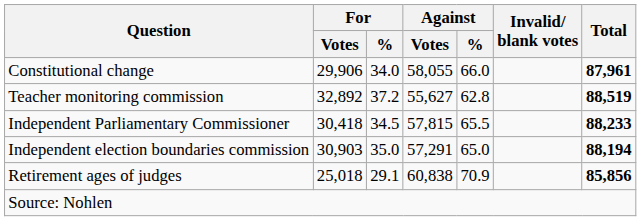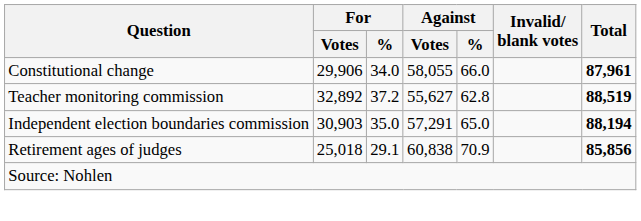- row: (149, 123)
